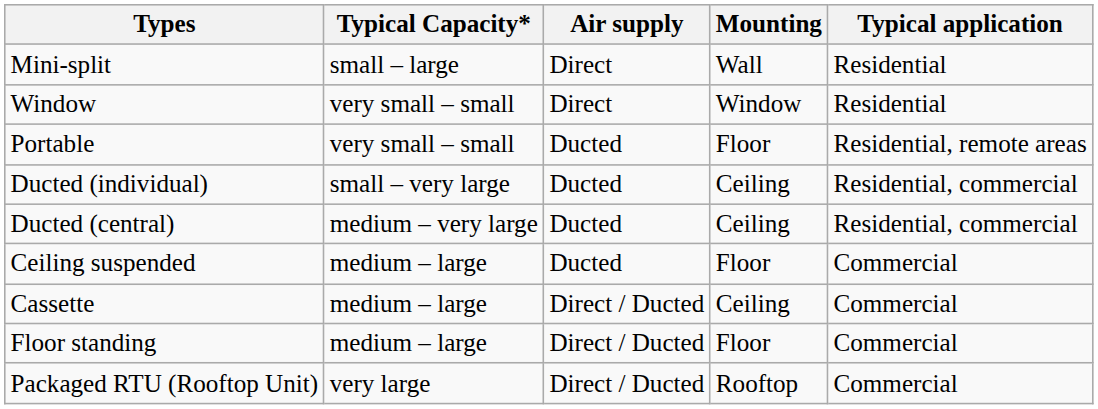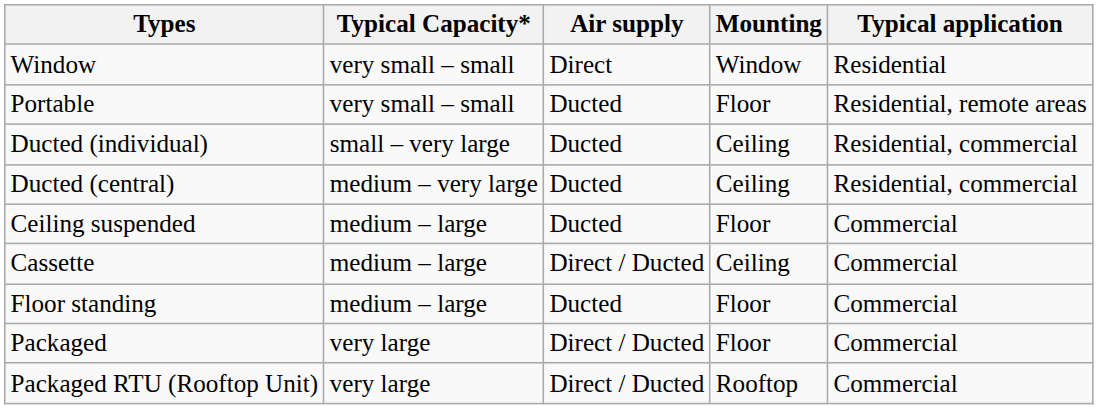- row: (61, 64)
(627, 343) Direct / Ducted -> (586, 303) Ducted
+ row: (59, 343)
